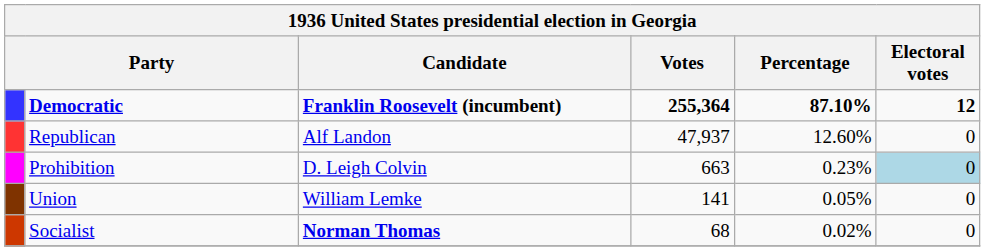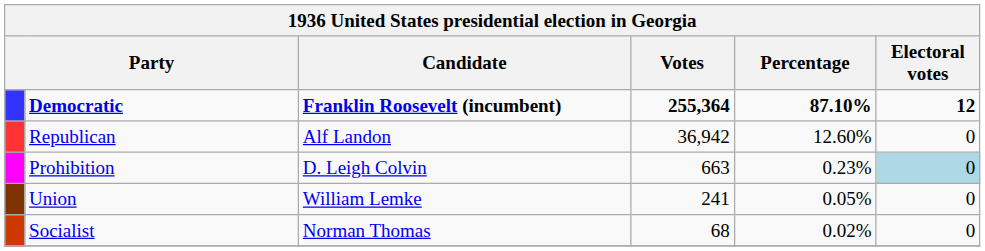(704, 136) 47,937 -> (704, 136) 36,942
(715, 199) 141 -> (715, 199) 241
(372, 230) bold -> (367, 230) normal
